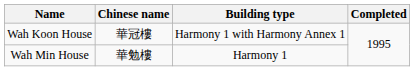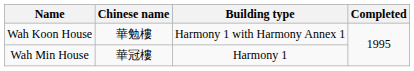(134, 33) 華冠樓 -> (134, 33) 華勉樓
(134, 55) 華勉樓 -> (134, 55) 華冠樓
